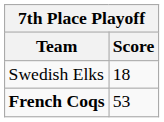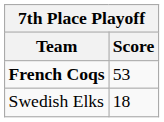rows swapped: (56, 74) <-> (57, 102)
